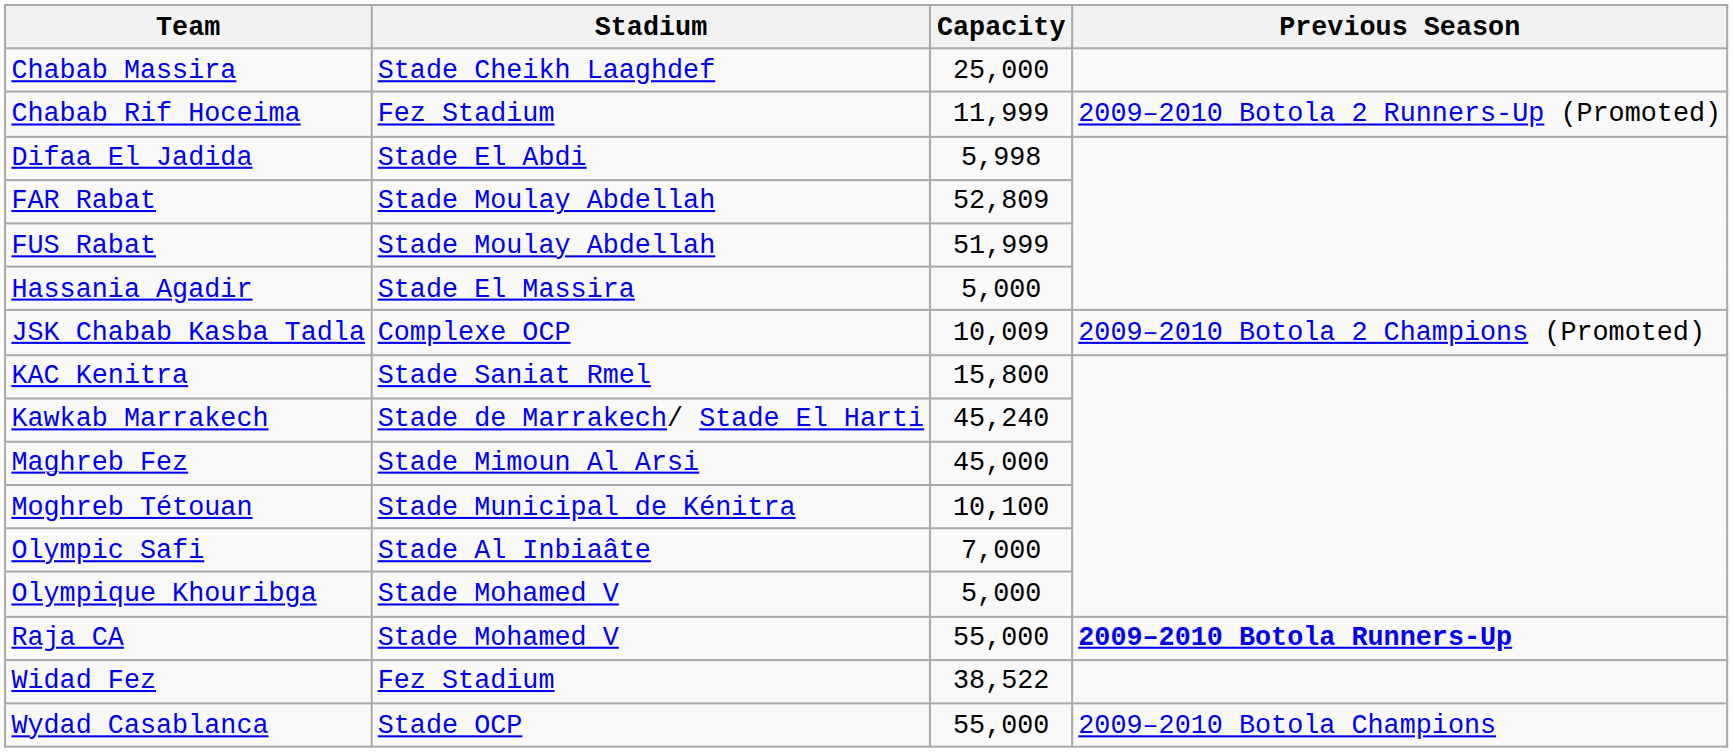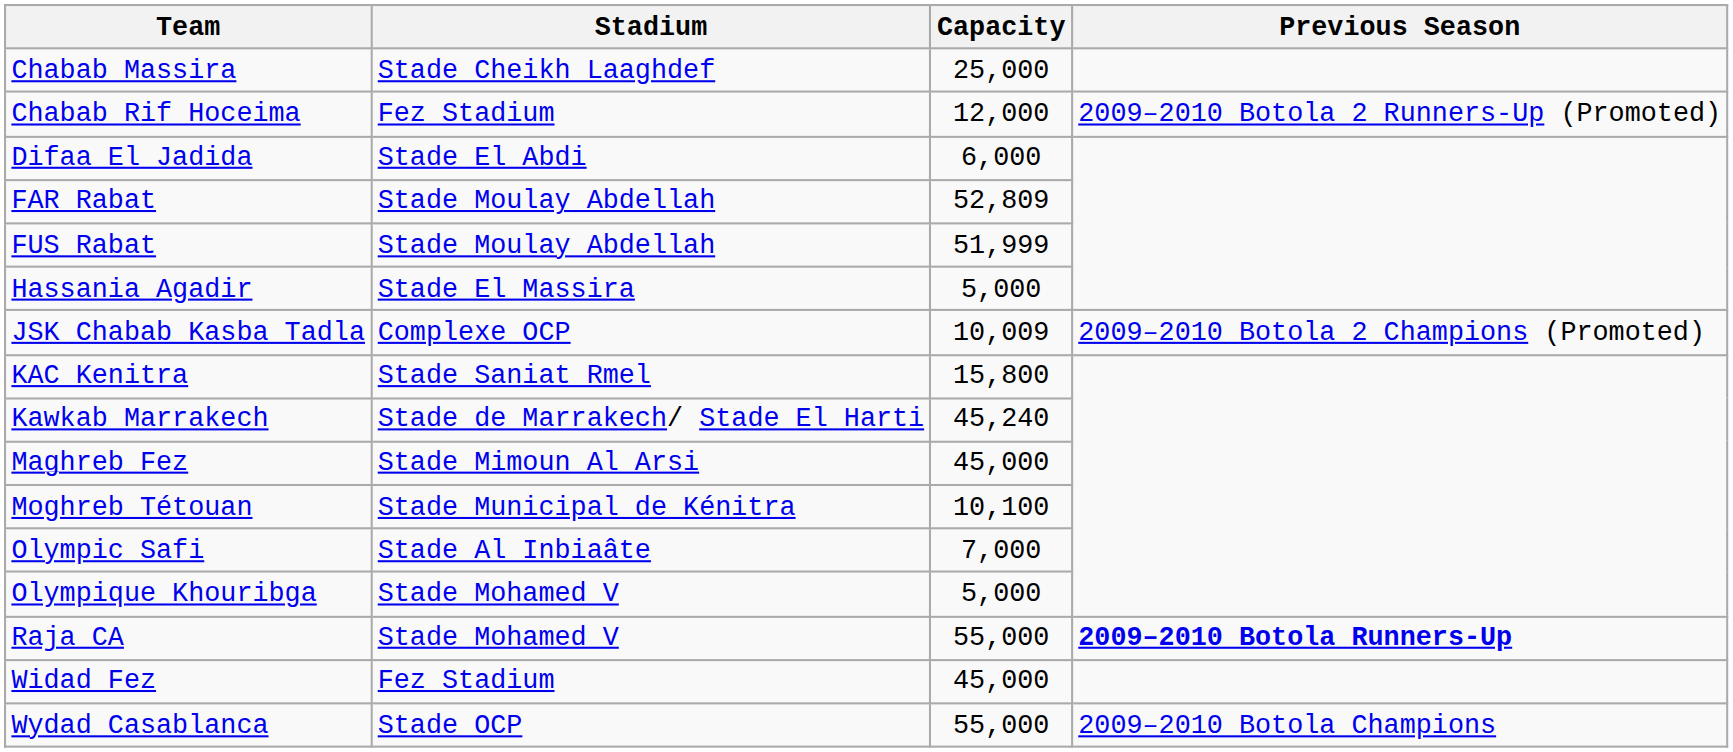(1001, 114) 11,999 -> (1001, 114) 12,000
(1001, 158) 5,998 -> (1001, 158) 6,000
(1001, 682) 38,522 -> (1001, 682) 45,000
